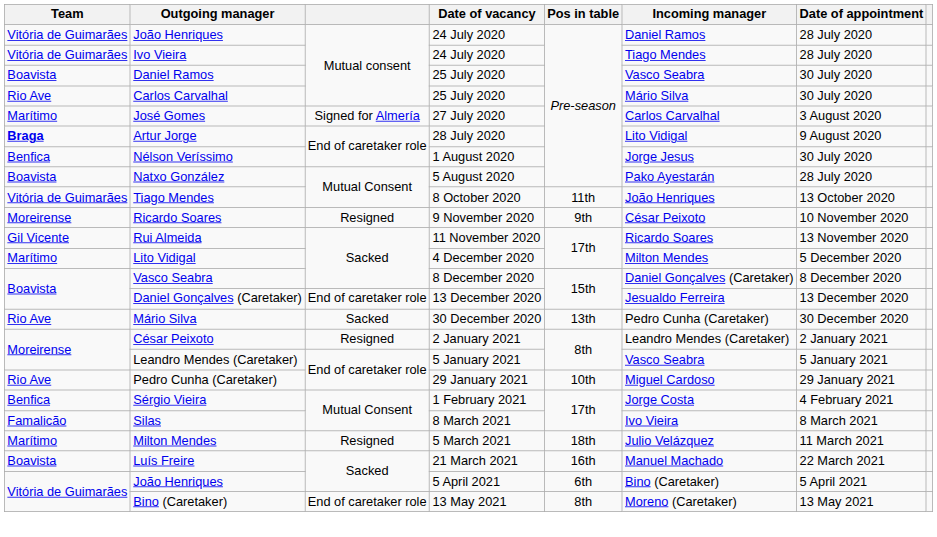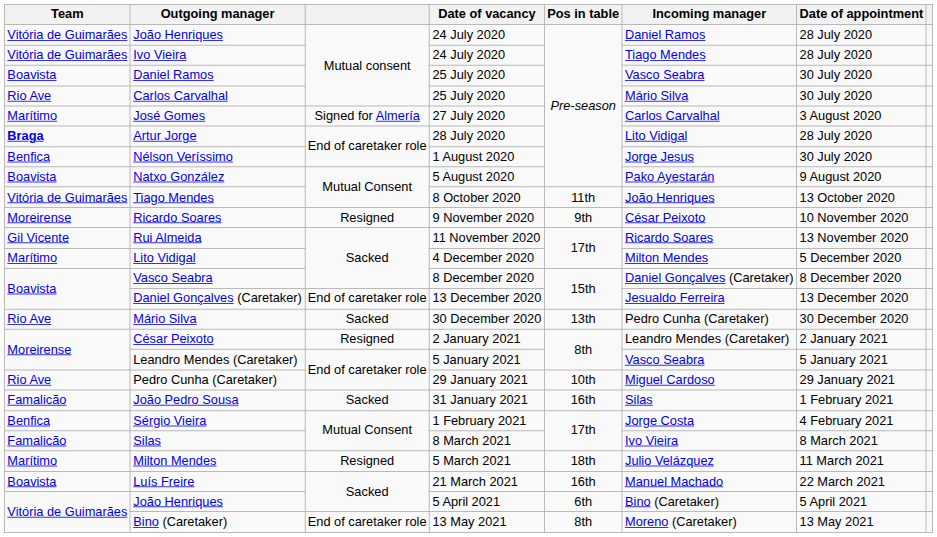(840, 136) 9 August 2020 -> (836, 136) 28 July 2020
(836, 177) 28 July 2020 -> (840, 177) 9 August 2020
+ row: (186, 400)
